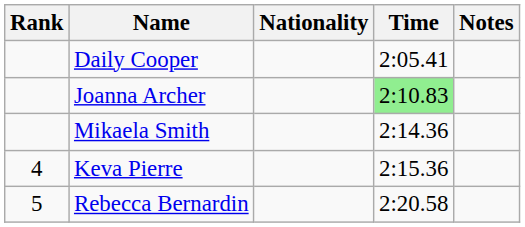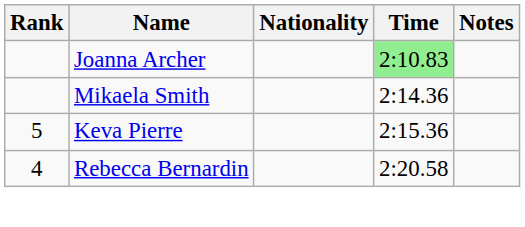- row: (136, 58)
(37, 167) 4 -> (37, 131) 5
(37, 204) 5 -> (37, 167) 4
